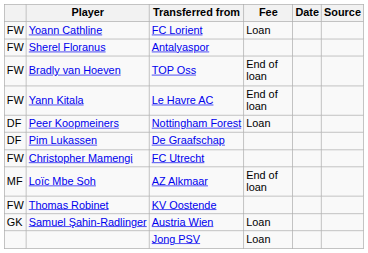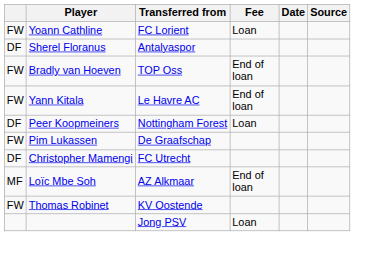(15, 47) FW -> (14, 47) DF
(14, 141) DF -> (15, 141) FW
(15, 158) FW -> (14, 158) DF
- row: (88, 222)
